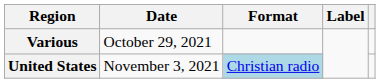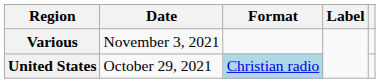(158, 41) October 29, 2021 -> (162, 41) November 3, 2021
(162, 66) November 3, 2021 -> (158, 66) October 29, 2021
